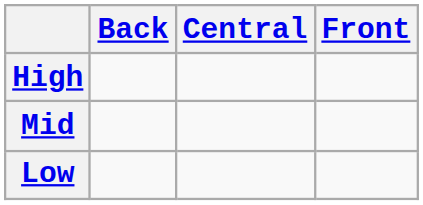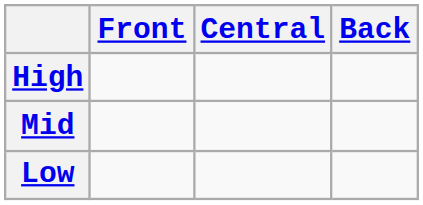columns swapped: (366, 29) <-> (133, 29)
